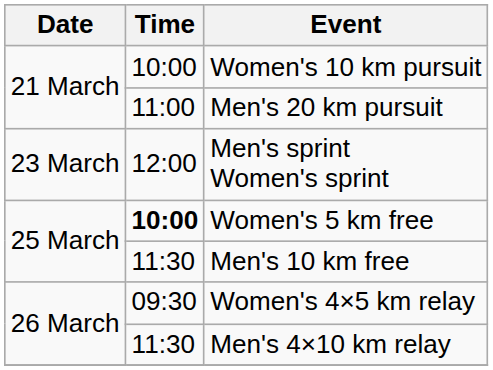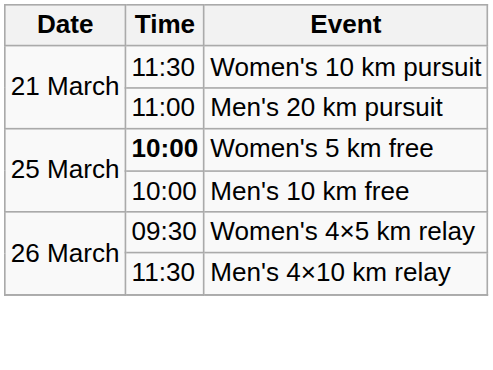(164, 66) 10:00 -> (163, 66) 11:30
- row: (300, 163)
(163, 261) 11:30 -> (164, 190) 10:00
